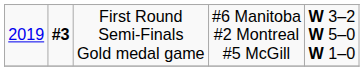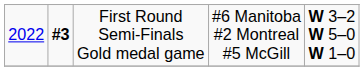(26, 35) 2019 -> (26, 35) 2022
